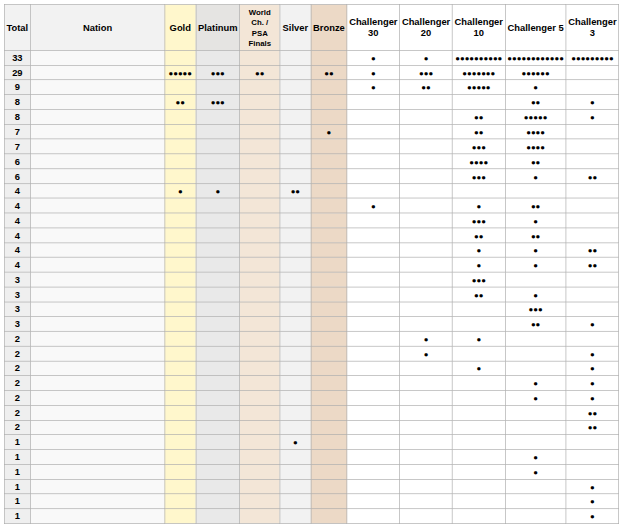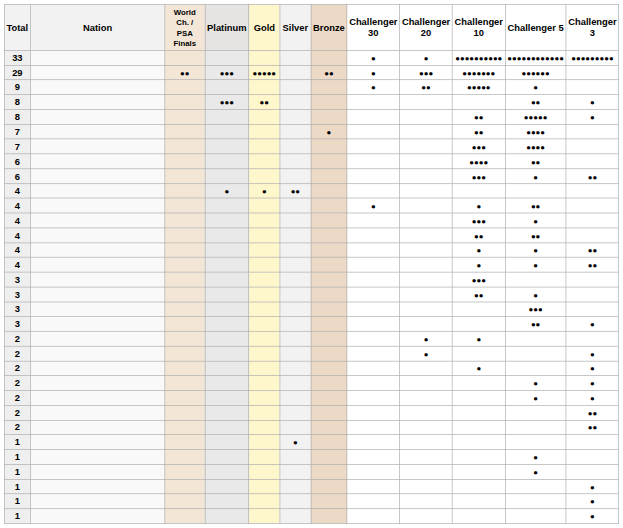columns swapped: (260, 28) <-> (180, 28)
